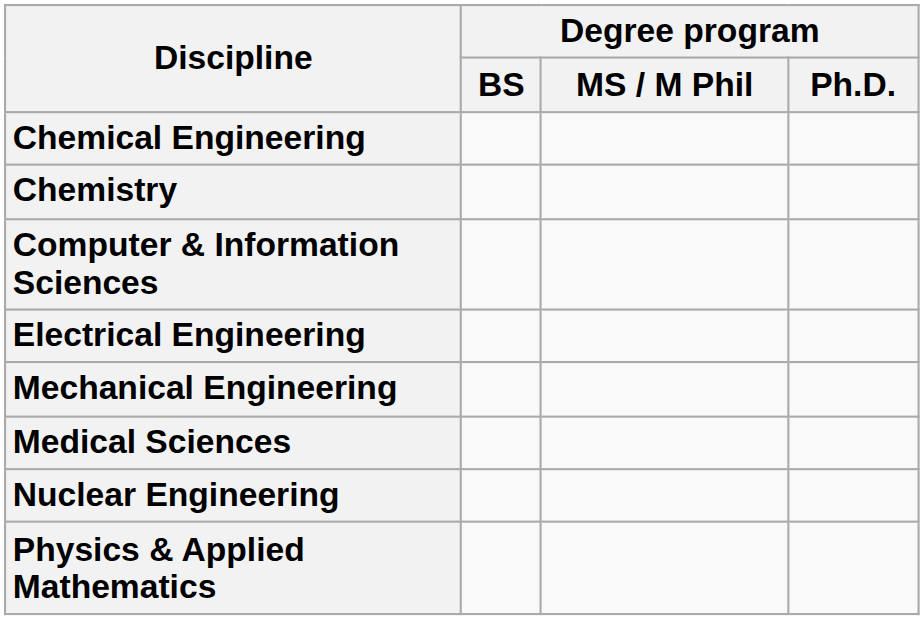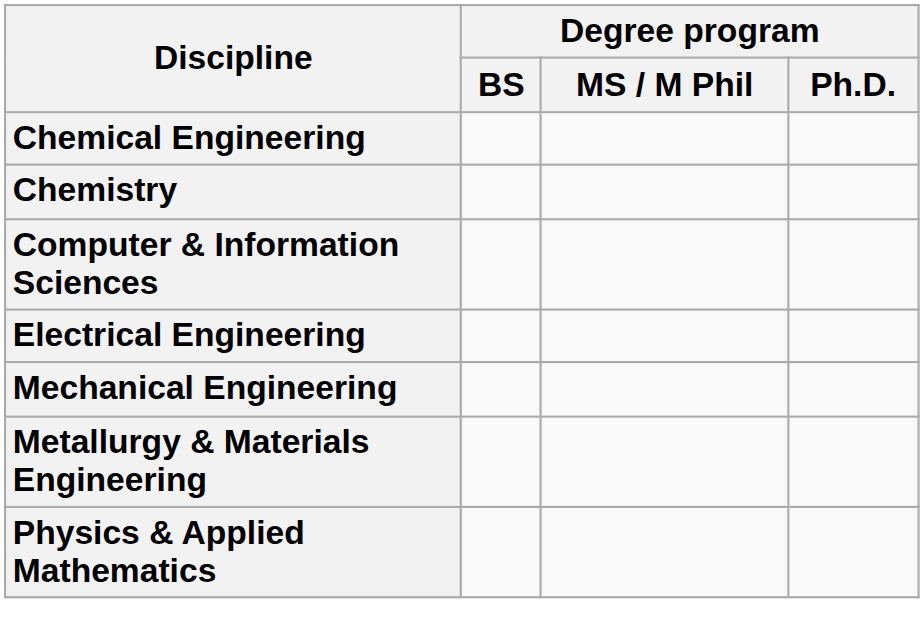- row: (152, 441)
+ row: (191, 460)
- row: (176, 495)
